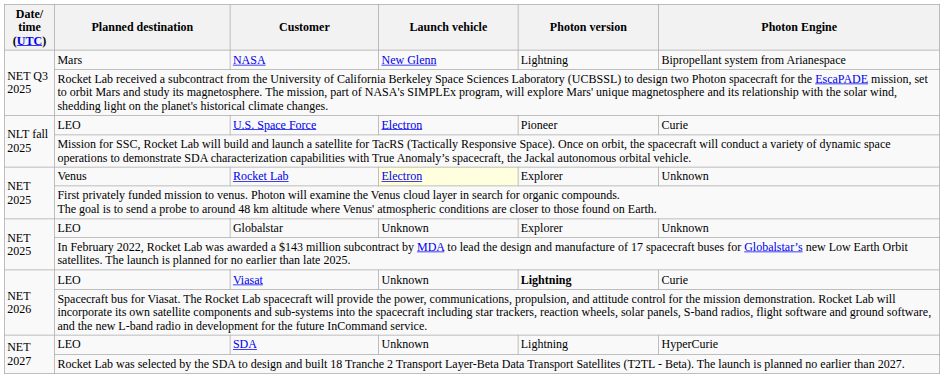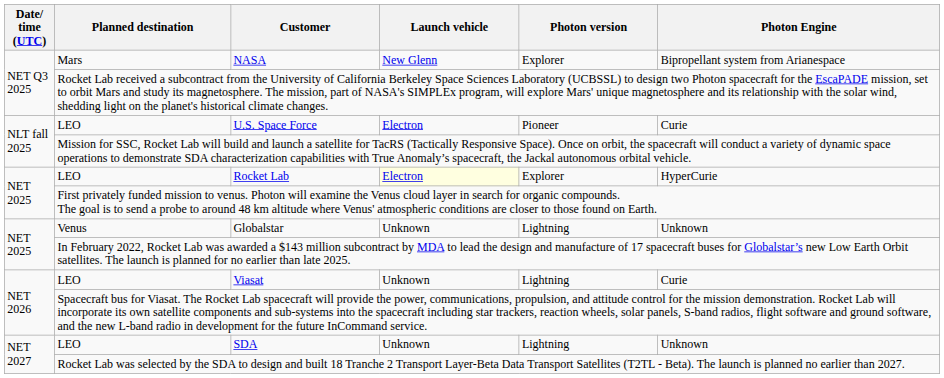(544, 60) Lightning -> (543, 60) Explorer
(72, 176) Venus -> (69, 176) LEO
(685, 176) Unknown -> (689, 176) HyperCurie
(69, 228) LEO -> (72, 228) Venus
(542, 228) Explorer -> (546, 228) Lightning
(546, 279) bold -> (546, 279) normal
(690, 344) HyperCurie -> (684, 344) Unknown
